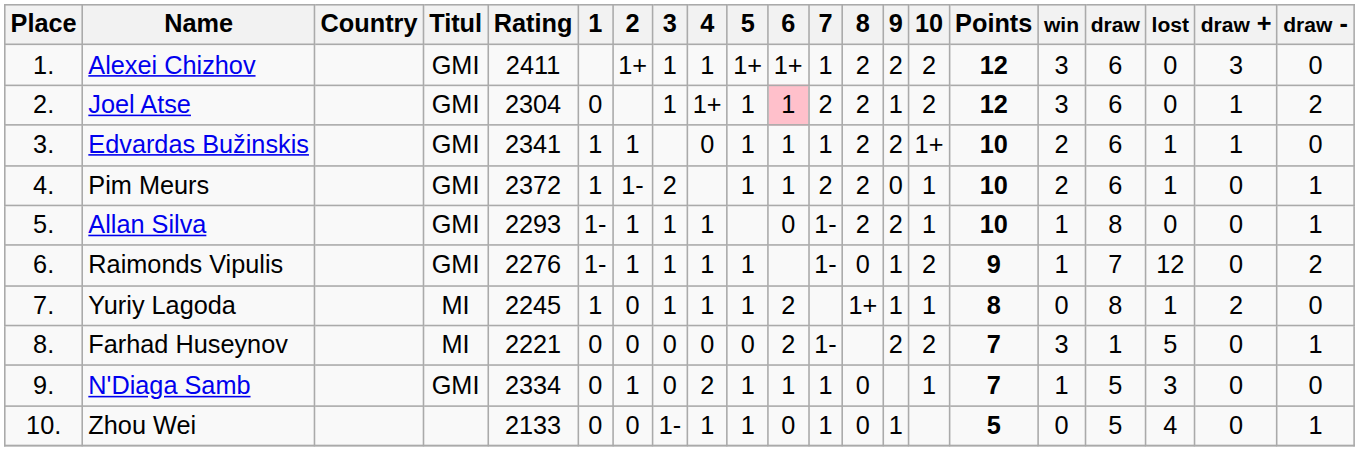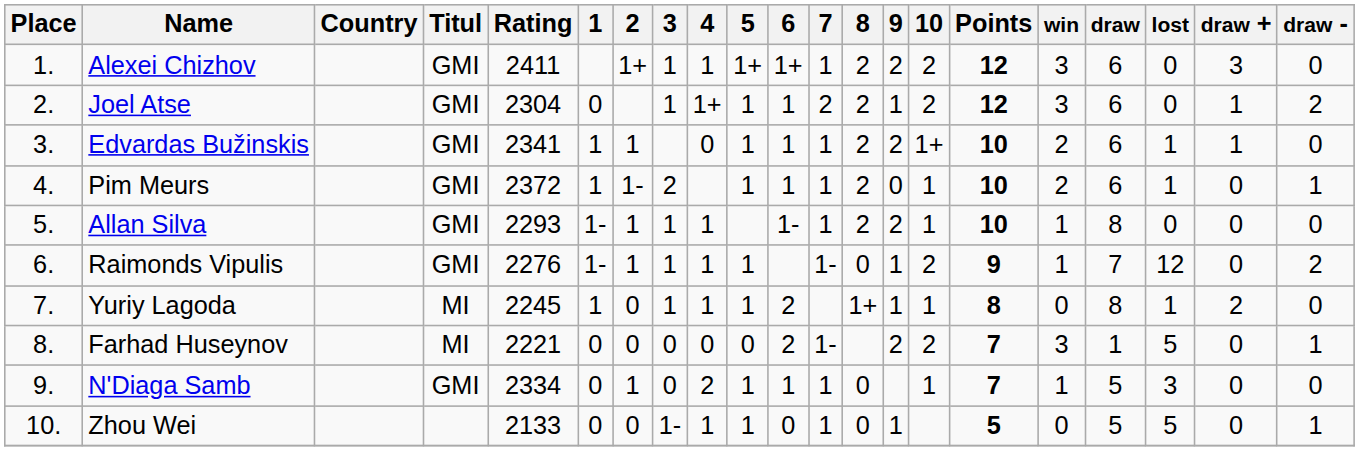(788, 104) pink background -> (788, 104) no background
(825, 184) 2 -> (825, 184) 1
(788, 225) 0 -> (788, 225) 1-
(825, 225) 1- -> (825, 225) 1
(1316, 225) 1 -> (1316, 225) 0
(1170, 425) 4 -> (1170, 425) 5
